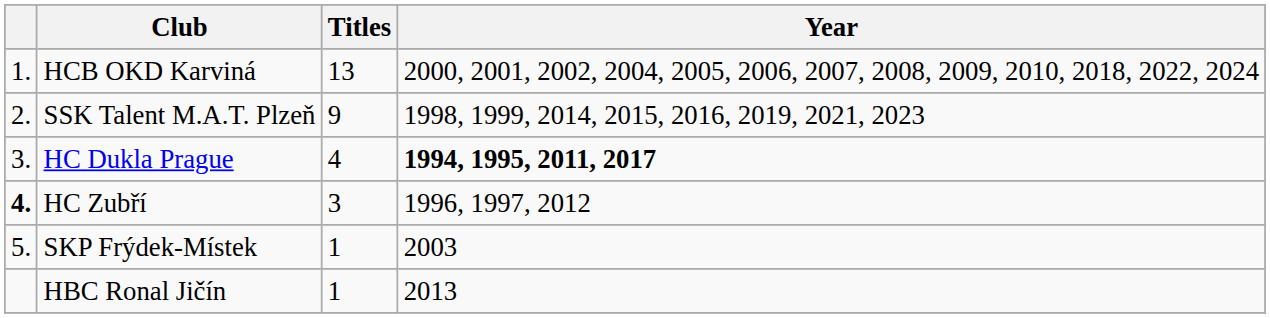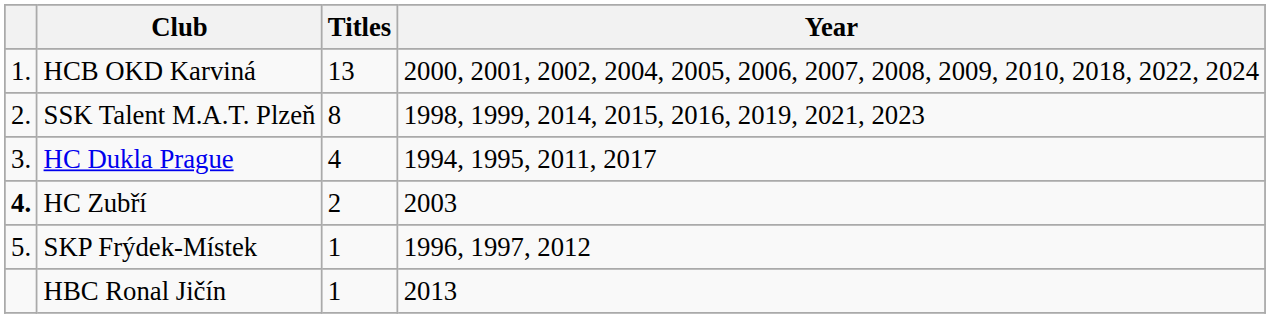(335, 114) 9 -> (335, 114) 8
(530, 159) bold -> (530, 159) normal
(335, 203) 3 -> (335, 203) 2
(497, 203) 1996, 1997, 2012 -> (430, 203) 2003
(430, 247) 2003 -> (497, 247) 1996, 1997, 2012
